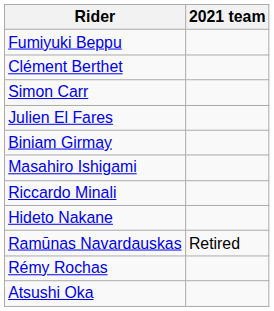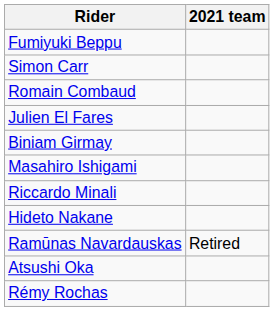- row: (65, 67)
+ row: (72, 92)
rows swapped: (51, 293) <-> (58, 268)
